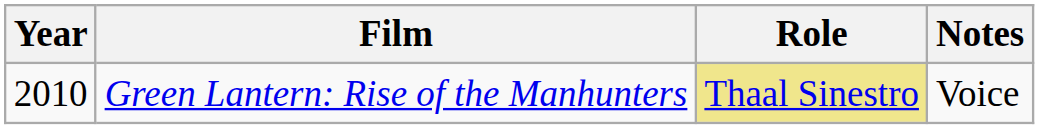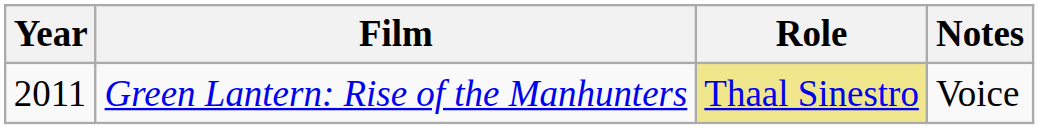(51, 92) 2010 -> (50, 92) 2011
